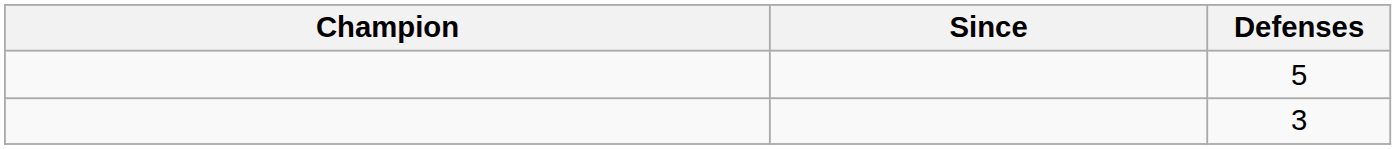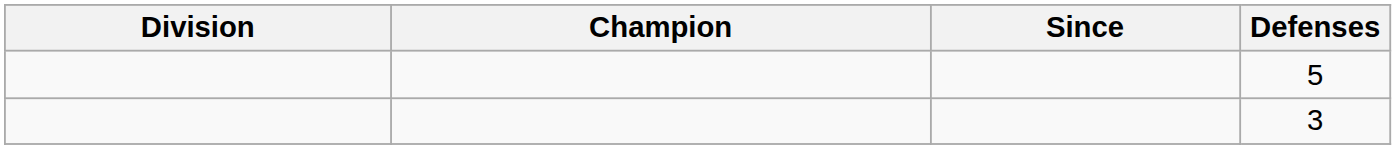+ column: (198, 27)
